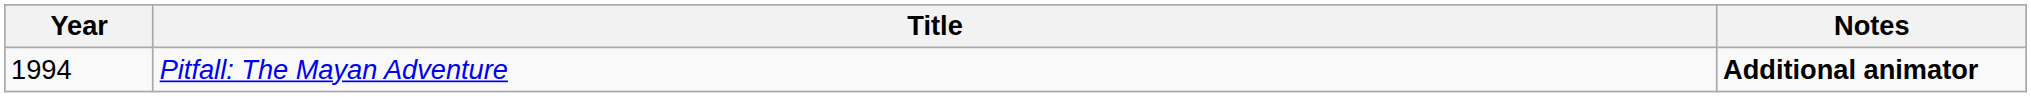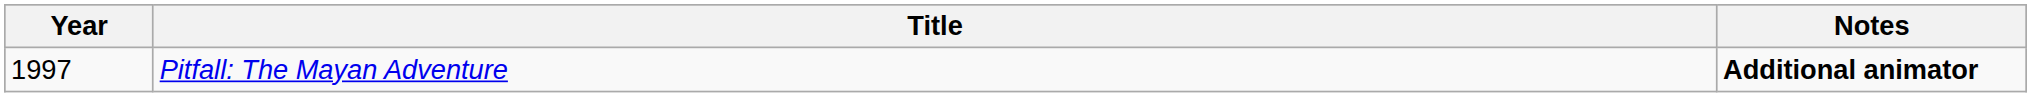(41, 69) 1994 -> (41, 69) 1997
